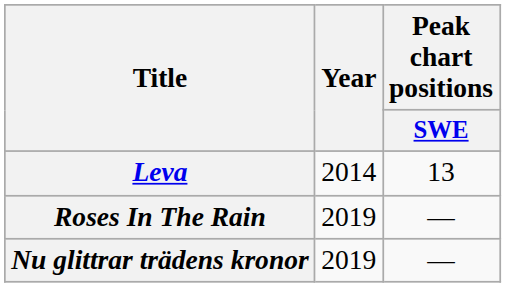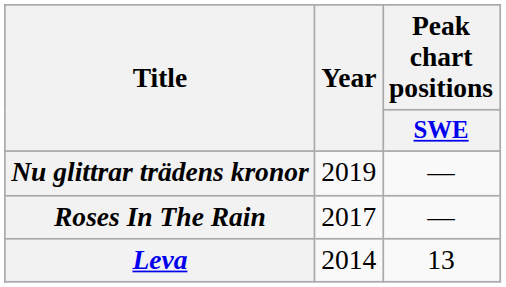rows swapped: (160, 172) <-> (160, 260)
(349, 216) 2019 -> (349, 216) 2017
